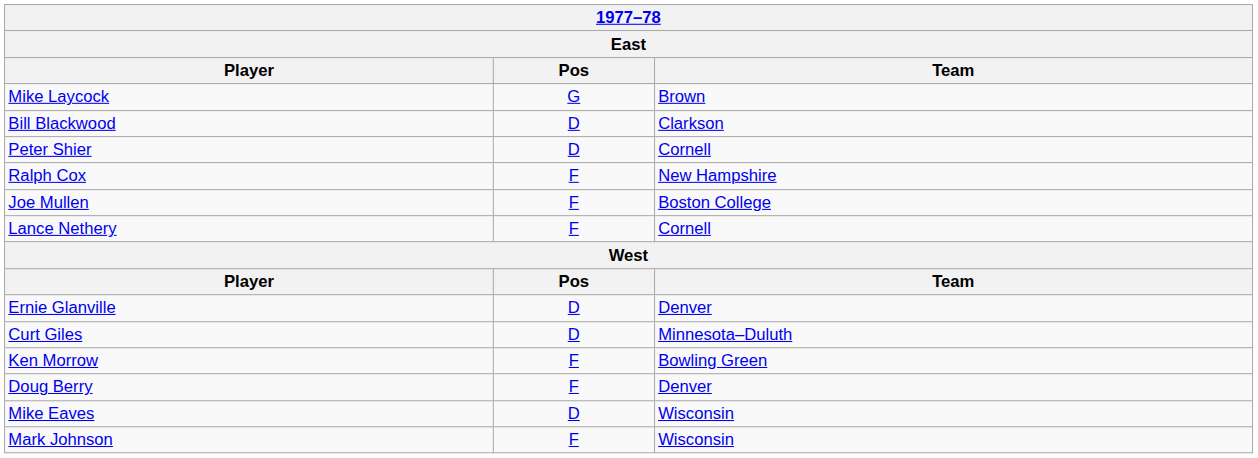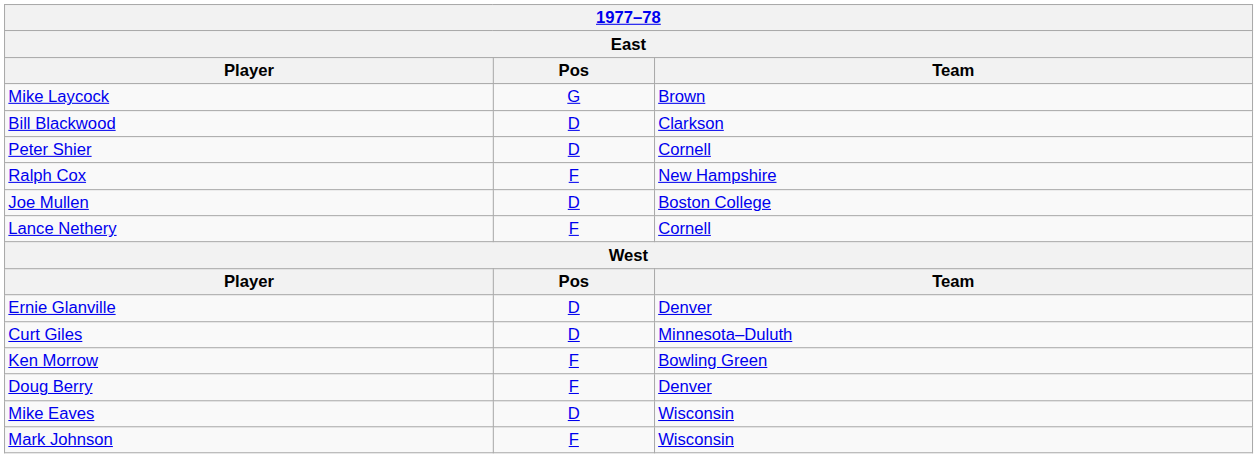(574, 202) F -> (574, 202) D
